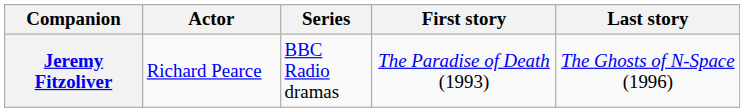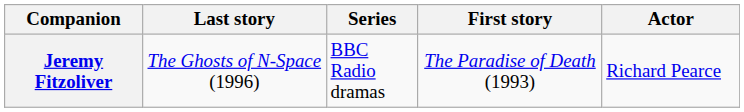columns swapped: (211, 19) <-> (648, 19)
